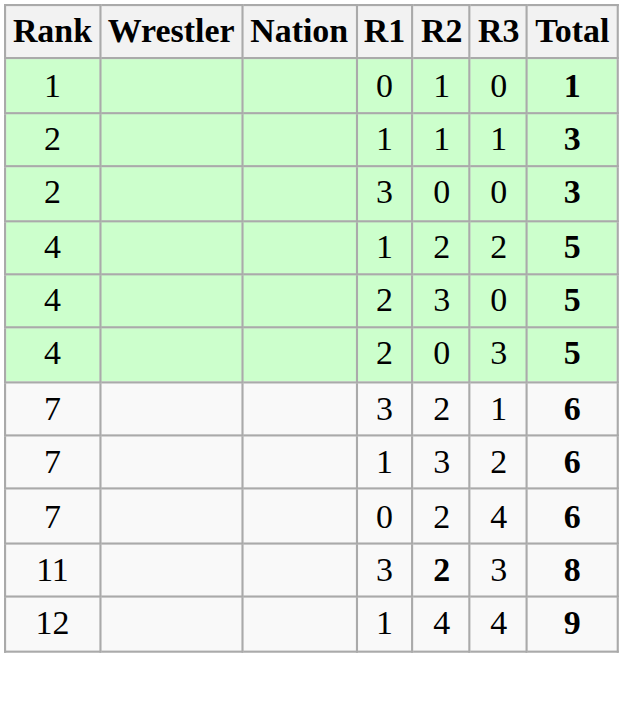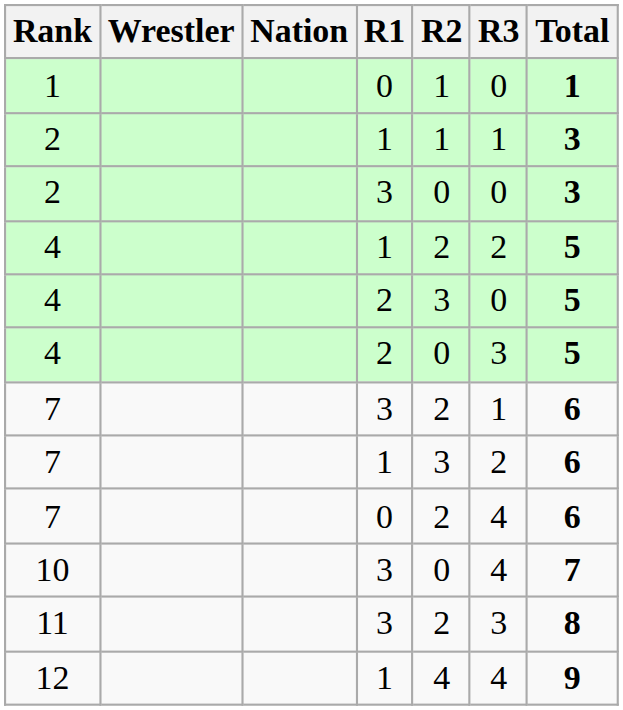+ row: (52, 569)
(442, 569) bold -> (442, 623) normal
